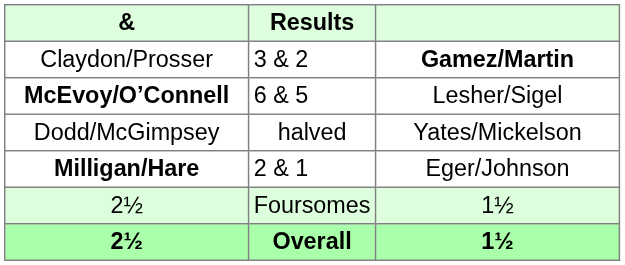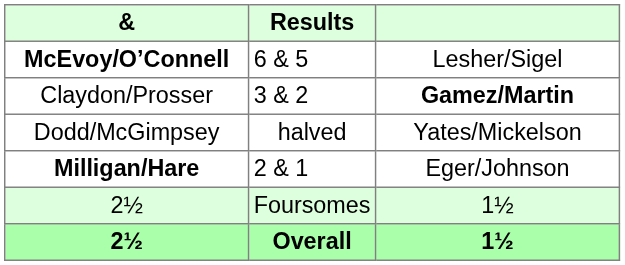rows swapped: (127, 59) <-> (127, 95)
